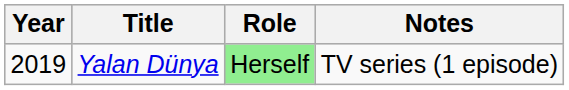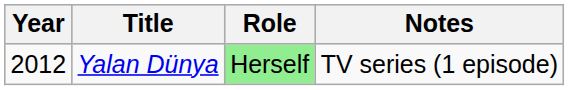(38, 63) 2019 -> (38, 63) 2012
